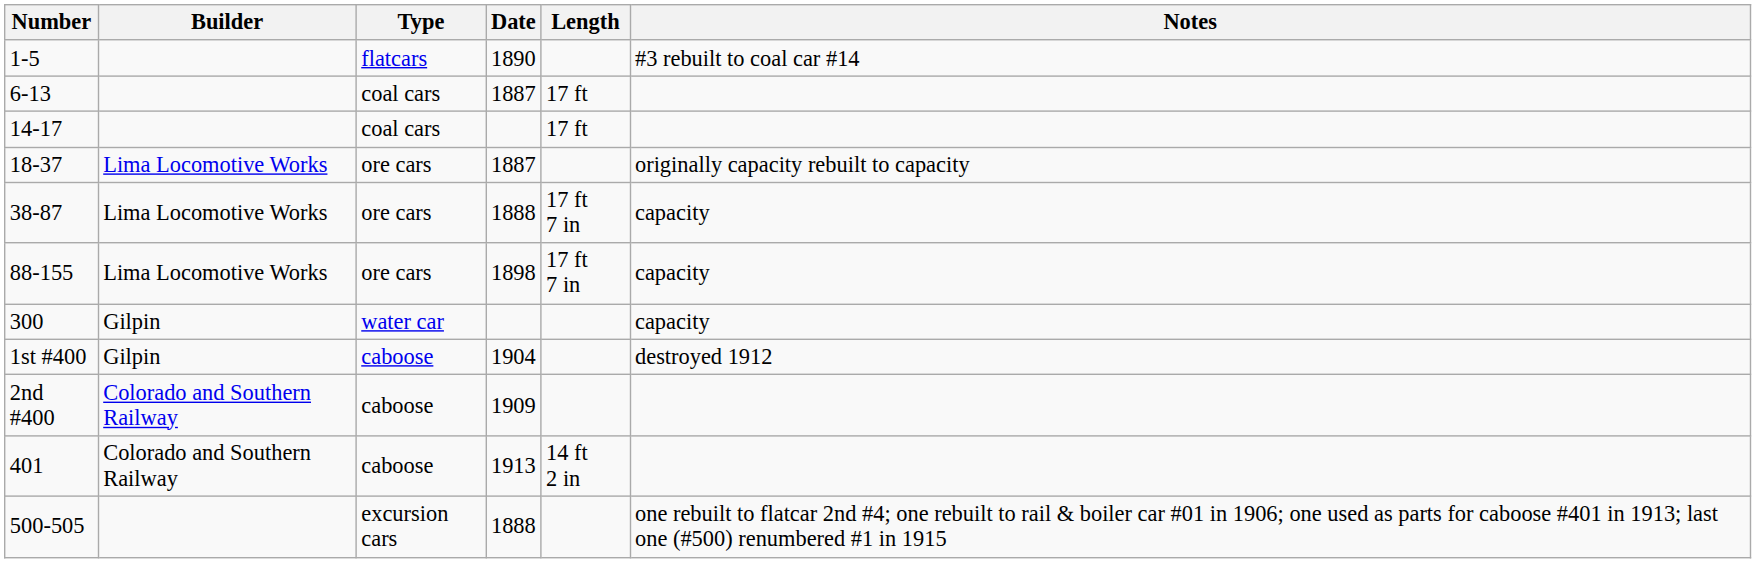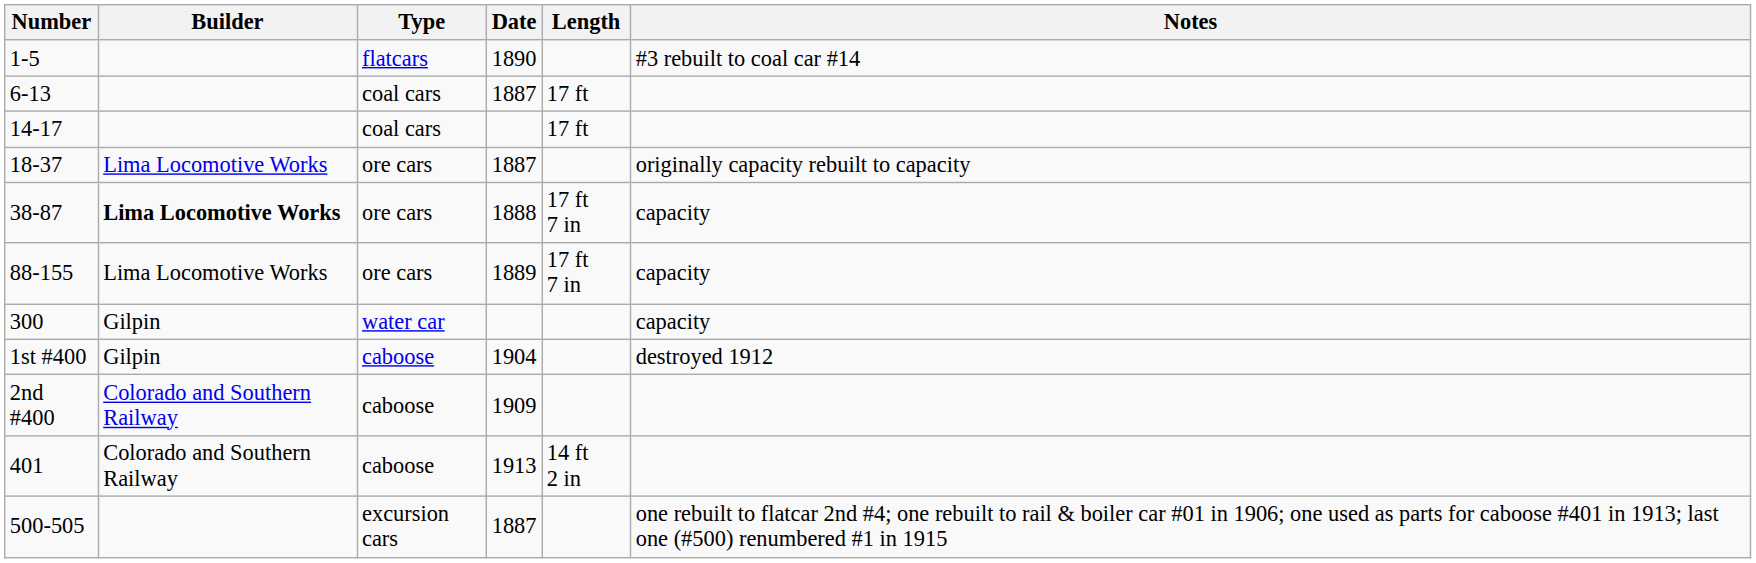(215, 212) normal -> (222, 212) bold
(513, 273) 1898 -> (514, 273) 1889
(513, 526) 1888 -> (514, 526) 1887
